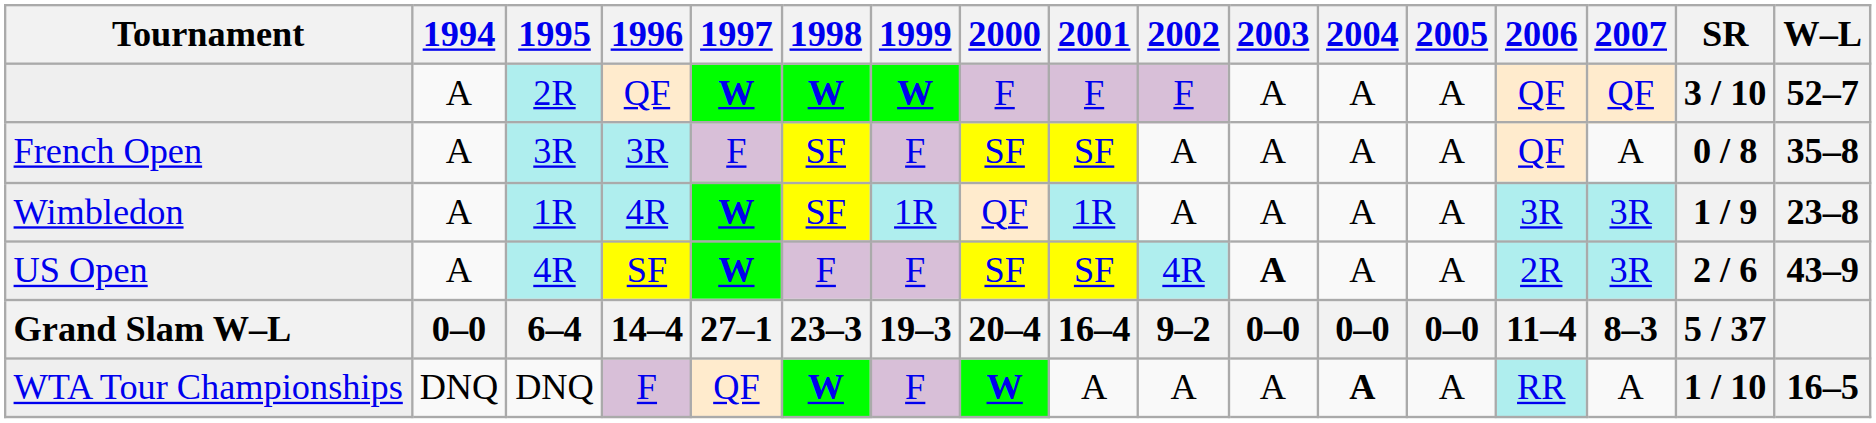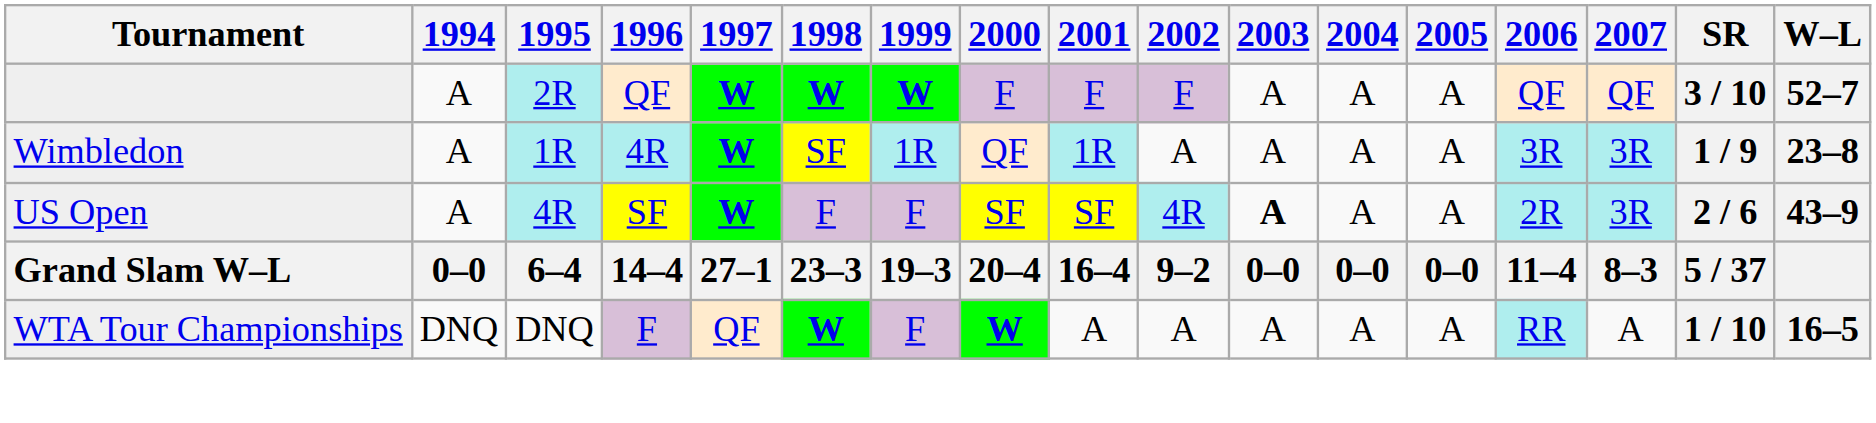- row: (108, 151)
(1362, 387) bold -> (1362, 328) normal
